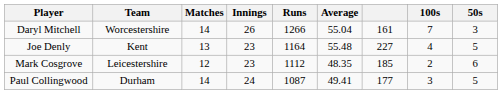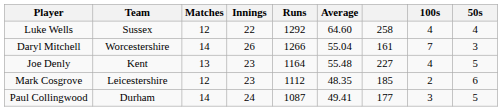+ row: (49, 30)
